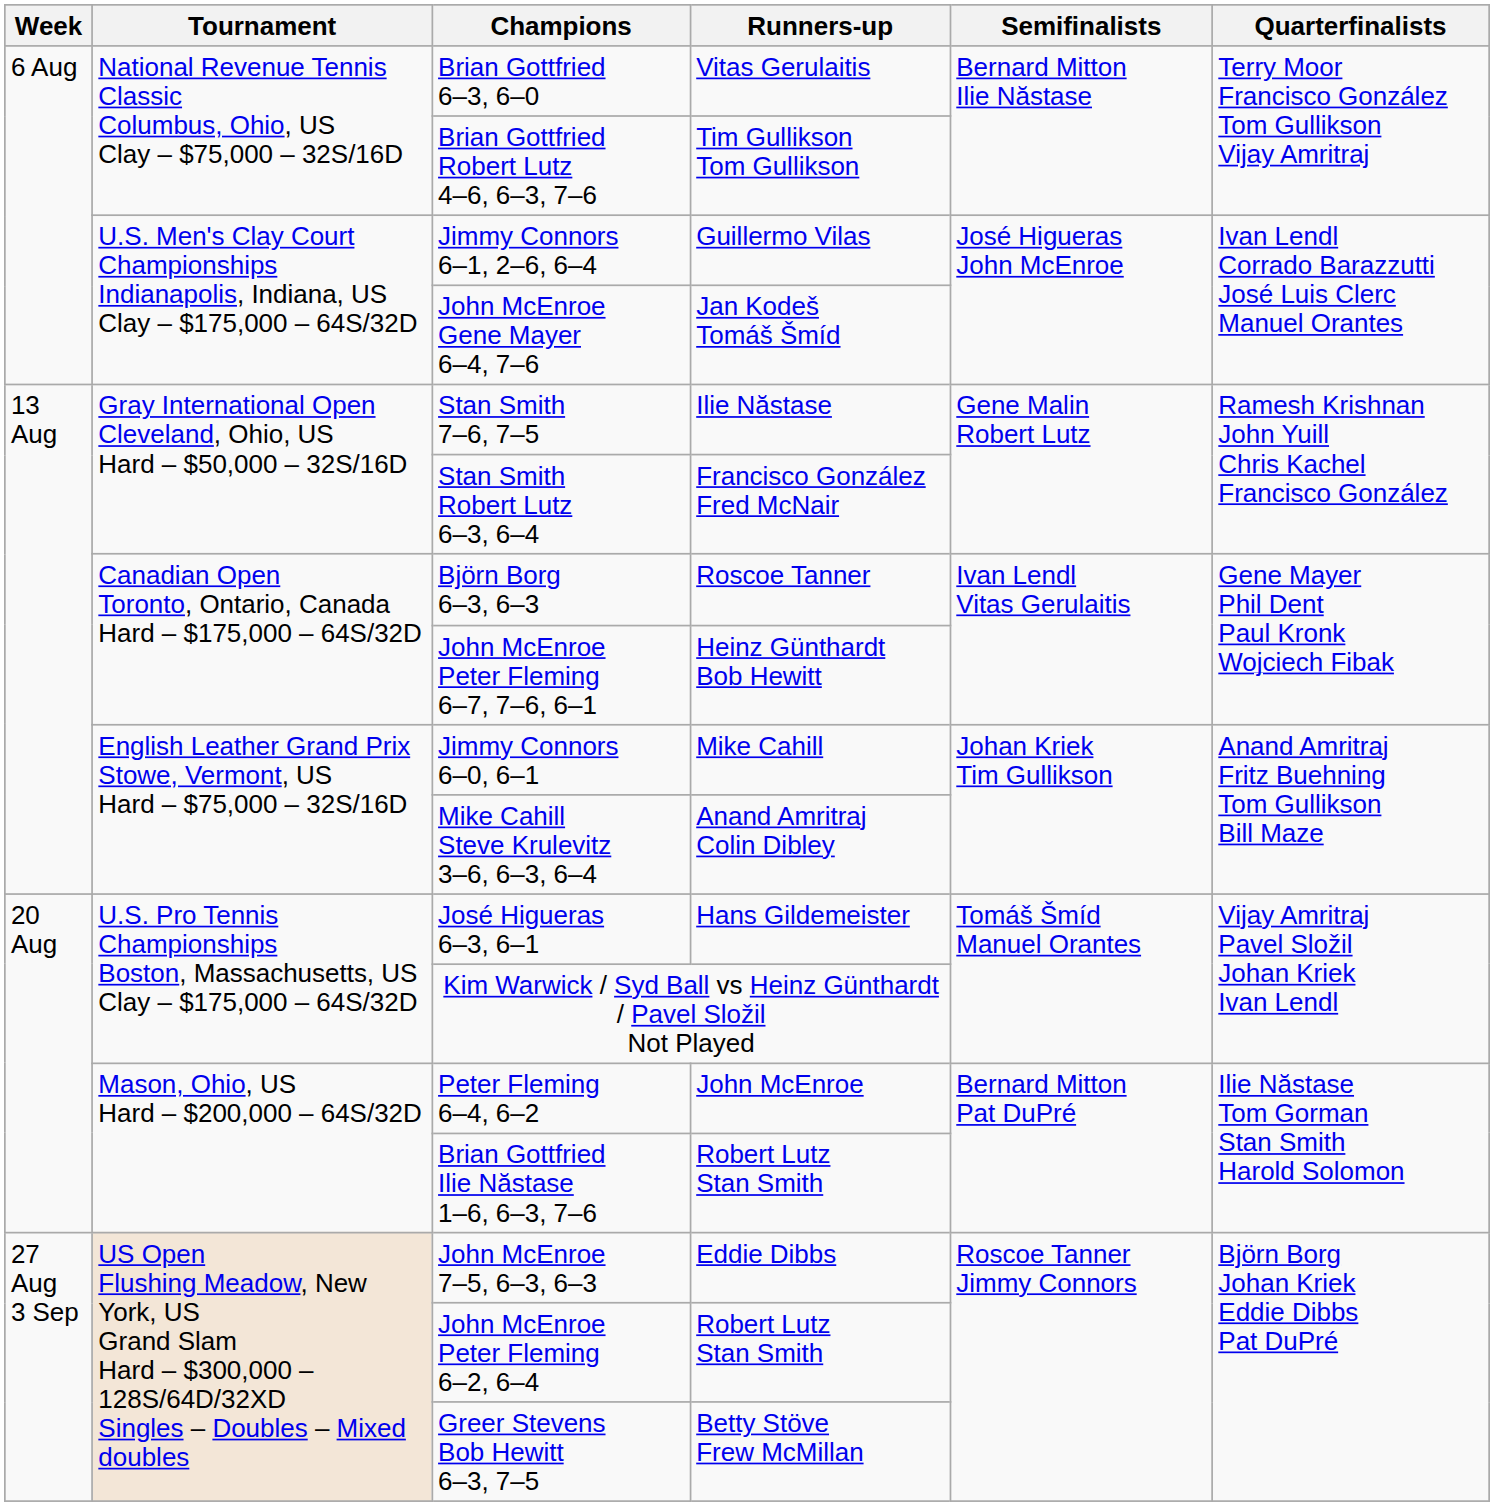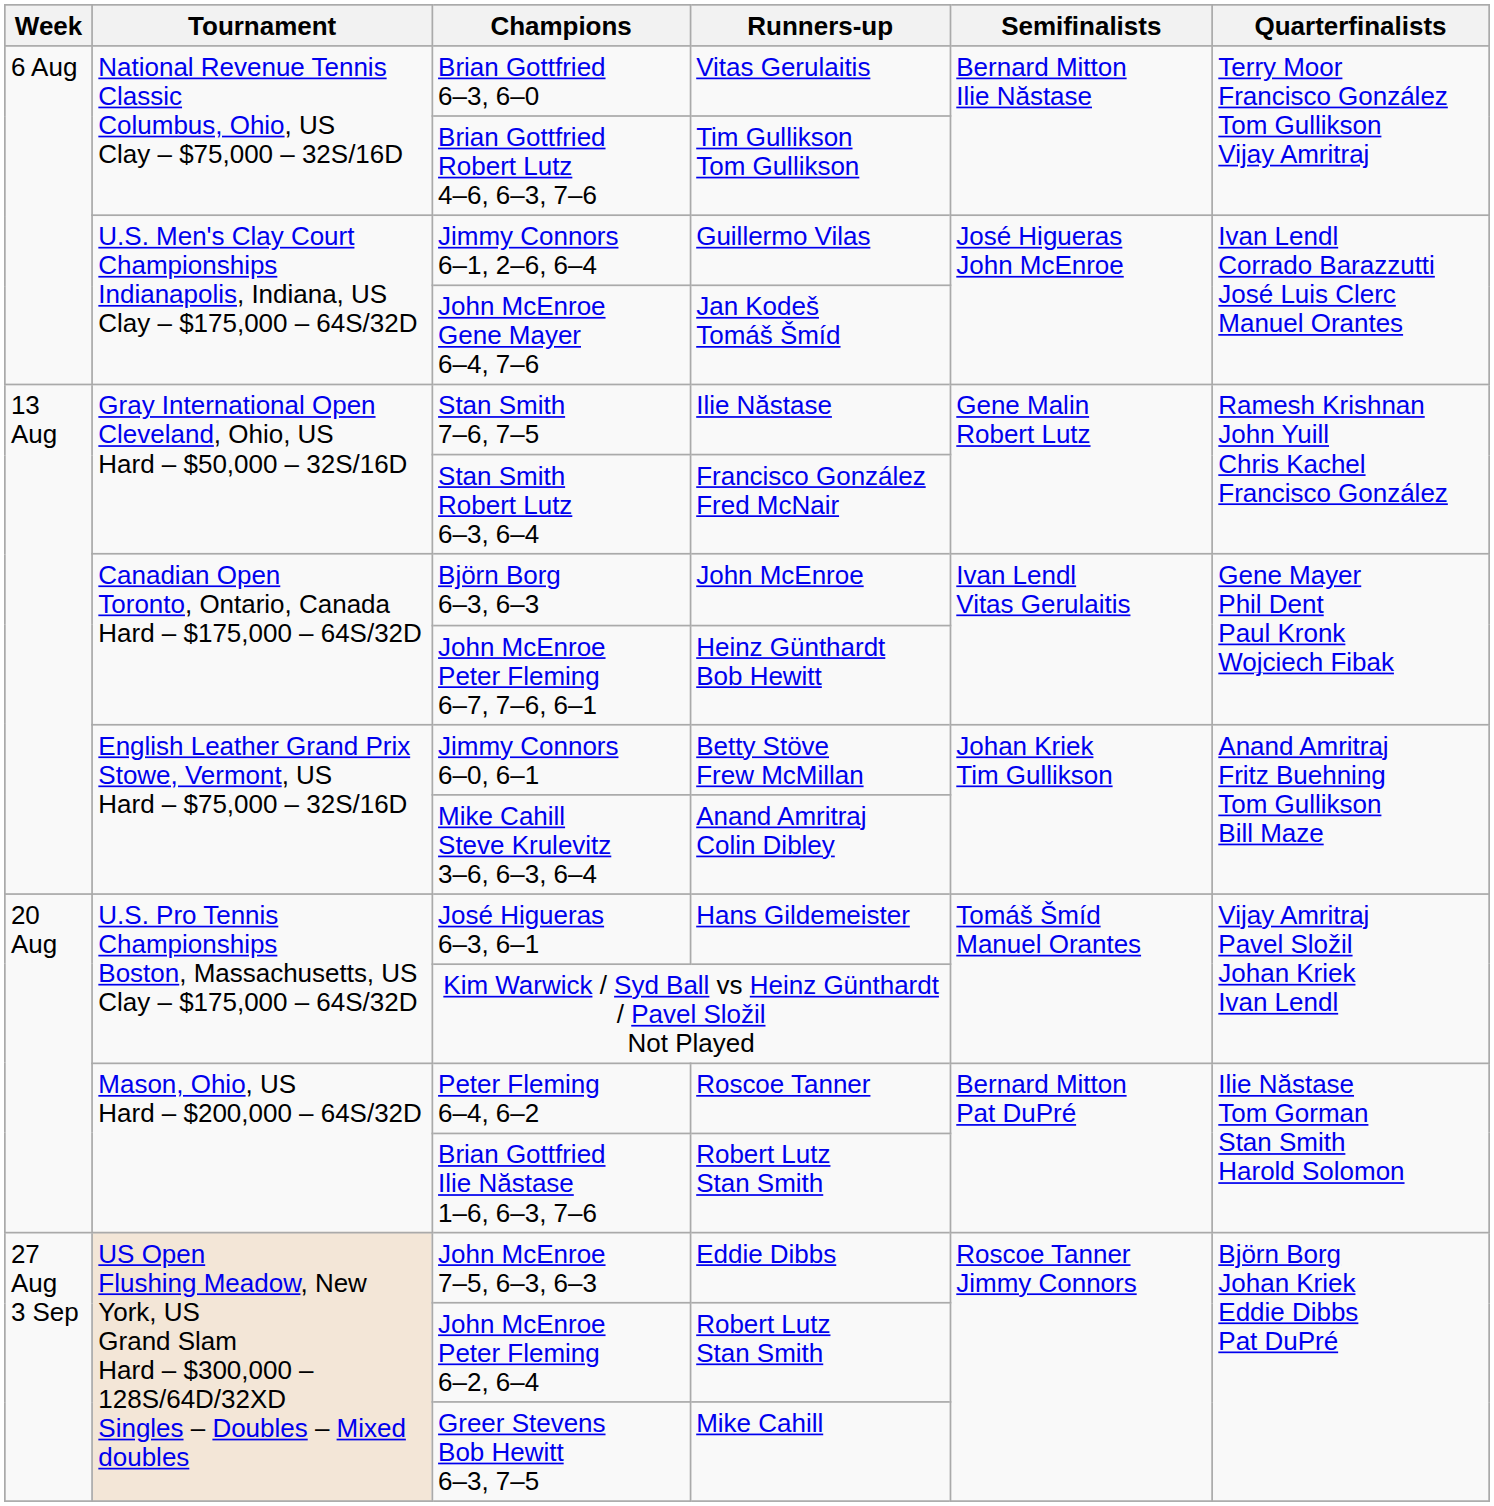(783, 575) Roscoe Tanner -> (780, 575) John McEnroe
(760, 745) Mike Cahill -> (780, 759) Betty Stöve Frew McMillan
(780, 1084) John McEnroe -> (783, 1084) Roscoe Tanner
(780, 1437) Betty Stöve Frew McMillan -> (760, 1423) Mike Cahill
